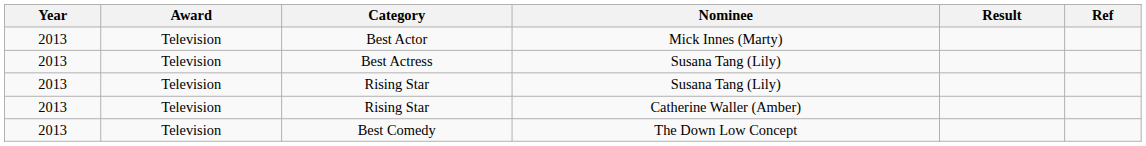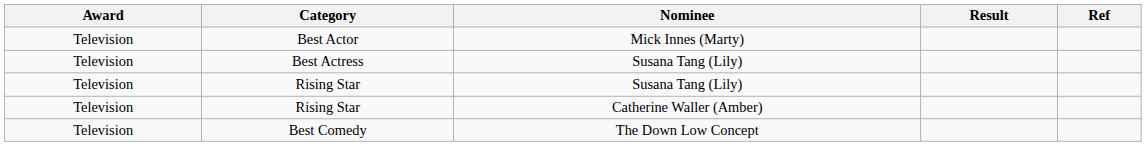- column: (53, 15)
